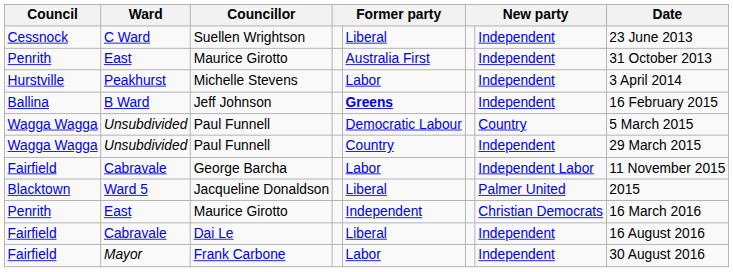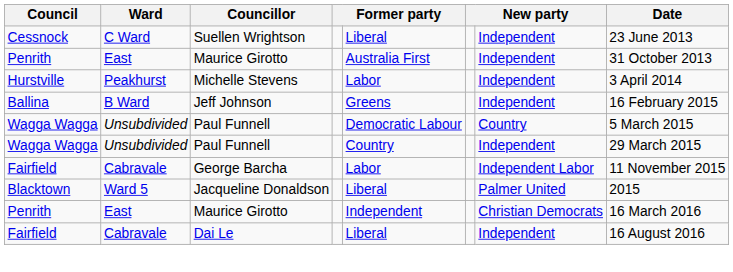(369, 102) bold -> (368, 102) normal
- row: (123, 255)
